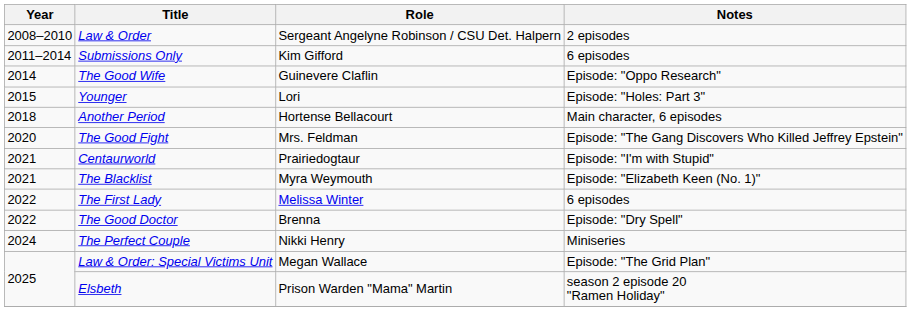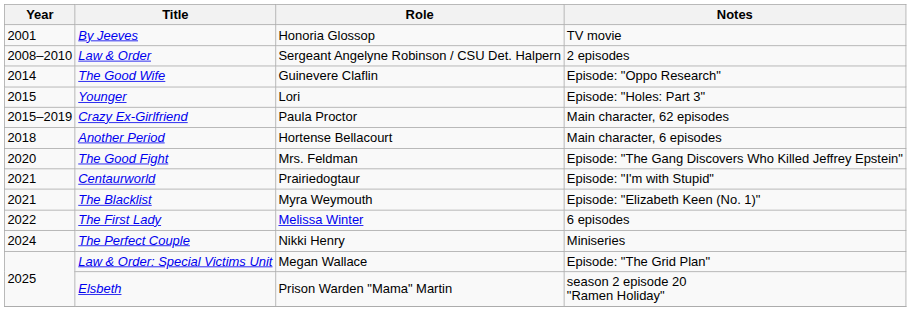+ row: (108, 35)
- row: (130, 55)
+ row: (133, 117)
- row: (128, 220)
